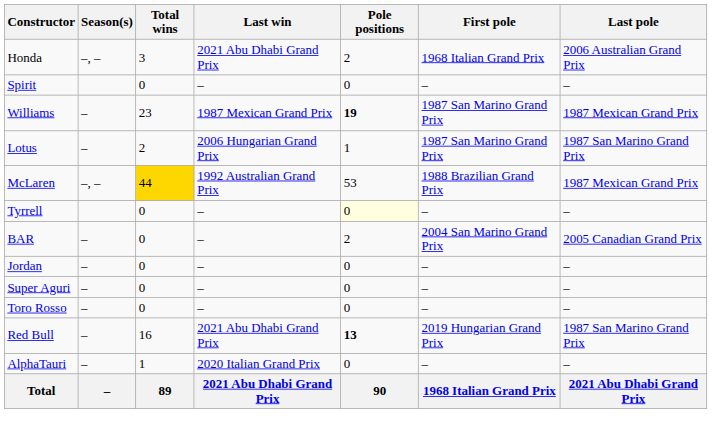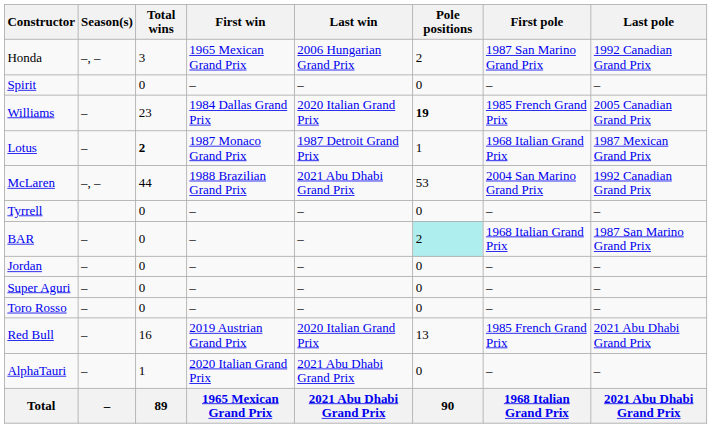+ column: (240, 22)
(258, 57) 2021 Abu Dhabi Grand Prix -> (339, 57) 2006 Hungarian Grand Prix
(483, 57) 1968 Italian Grand Prix -> (531, 57) 1987 San Marino Grand Prix
(622, 57) 2006 Australian Grand Prix -> (633, 57) 1992 Canadian Grand Prix
(265, 112) 1987 Mexican Grand Prix -> (346, 112) 2020 Italian Grand Prix
(484, 112) 1987 San Marino Grand Prix -> (536, 112) 1985 French Grand Prix
(631, 112) 1987 Mexican Grand Prix -> (633, 112) 2005 Canadian Grand Prix
(142, 148) normal -> (142, 148) bold
(257, 148) 2006 Hungarian Grand Prix -> (348, 148) 1987 Detroit Grand Prix
(484, 148) 1987 San Marino Grand Prix -> (535, 148) 1968 Italian Grand Prix
(626, 148) 1987 San Marino Grand Prix -> (631, 148) 1987 Mexican Grand Prix
(145, 183) gold background -> (145, 183) no background
(256, 183) 1992 Australian Grand Prix -> (340, 183) 2021 Abu Dhabi Grand Prix
(478, 183) 1988 Brazilian Grand Prix -> (531, 183) 2004 San Marino Grand Prix
(631, 183) 1987 Mexican Grand Prix -> (633, 183) 1992 Canadian Grand Prix
(347, 210) lightyellow background -> (419, 210) no background
(347, 238) no background -> (419, 238) paleturquoise background
(484, 238) 2004 San Marino Grand Prix -> (535, 238) 1968 Italian Grand Prix
(632, 238) 2005 Canadian Grand Prix -> (639, 238) 1987 San Marino Grand Prix
(258, 335) 2021 Abu Dhabi Grand Prix -> (346, 335) 2020 Italian Grand Prix
(350, 335) bold -> (422, 335) normal
(481, 335) 2019 Hungarian Grand Prix -> (536, 335) 1985 French Grand Prix
(626, 335) 1987 San Marino Grand Prix -> (637, 335) 2021 Abu Dhabi Grand Prix
(259, 363) 2020 Italian Grand Prix -> (340, 370) 2021 Abu Dhabi Grand Prix
